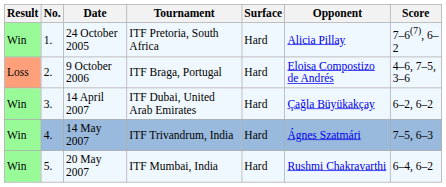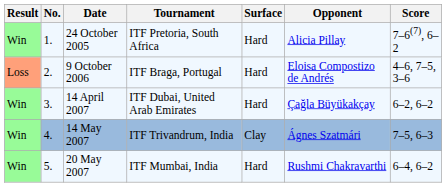(256, 135) Hard -> (255, 135) Clay
